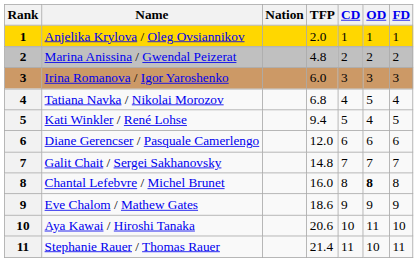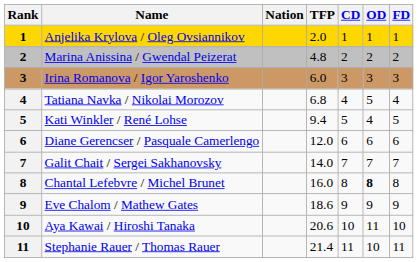(321, 162) 14.8 -> (321, 162) 14.0
